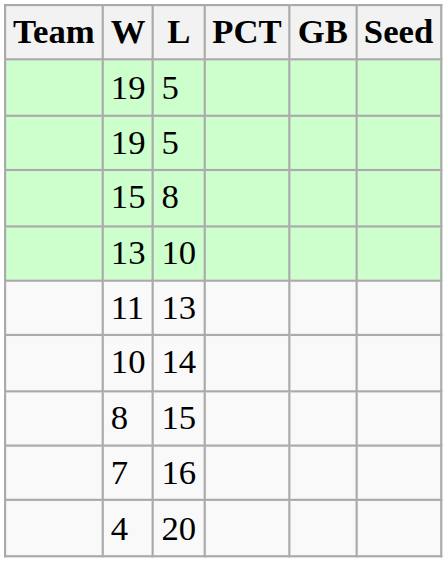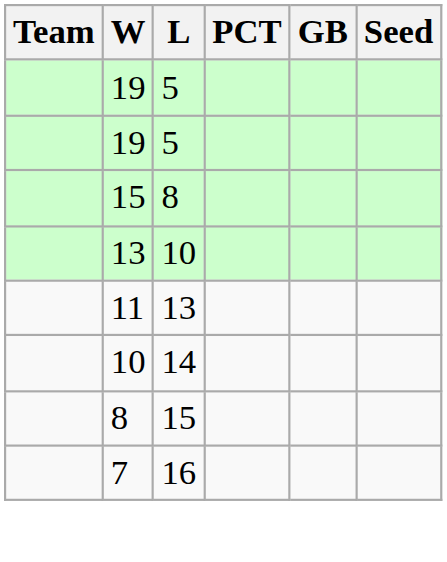- row: (119, 527)
